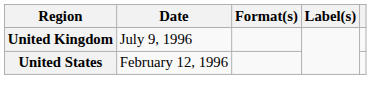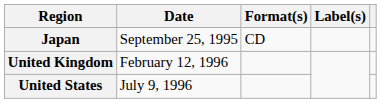+ row: (60, 39)
(156, 39) July 9, 1996 -> (174, 62) February 12, 1996
(174, 62) February 12, 1996 -> (156, 86) July 9, 1996
